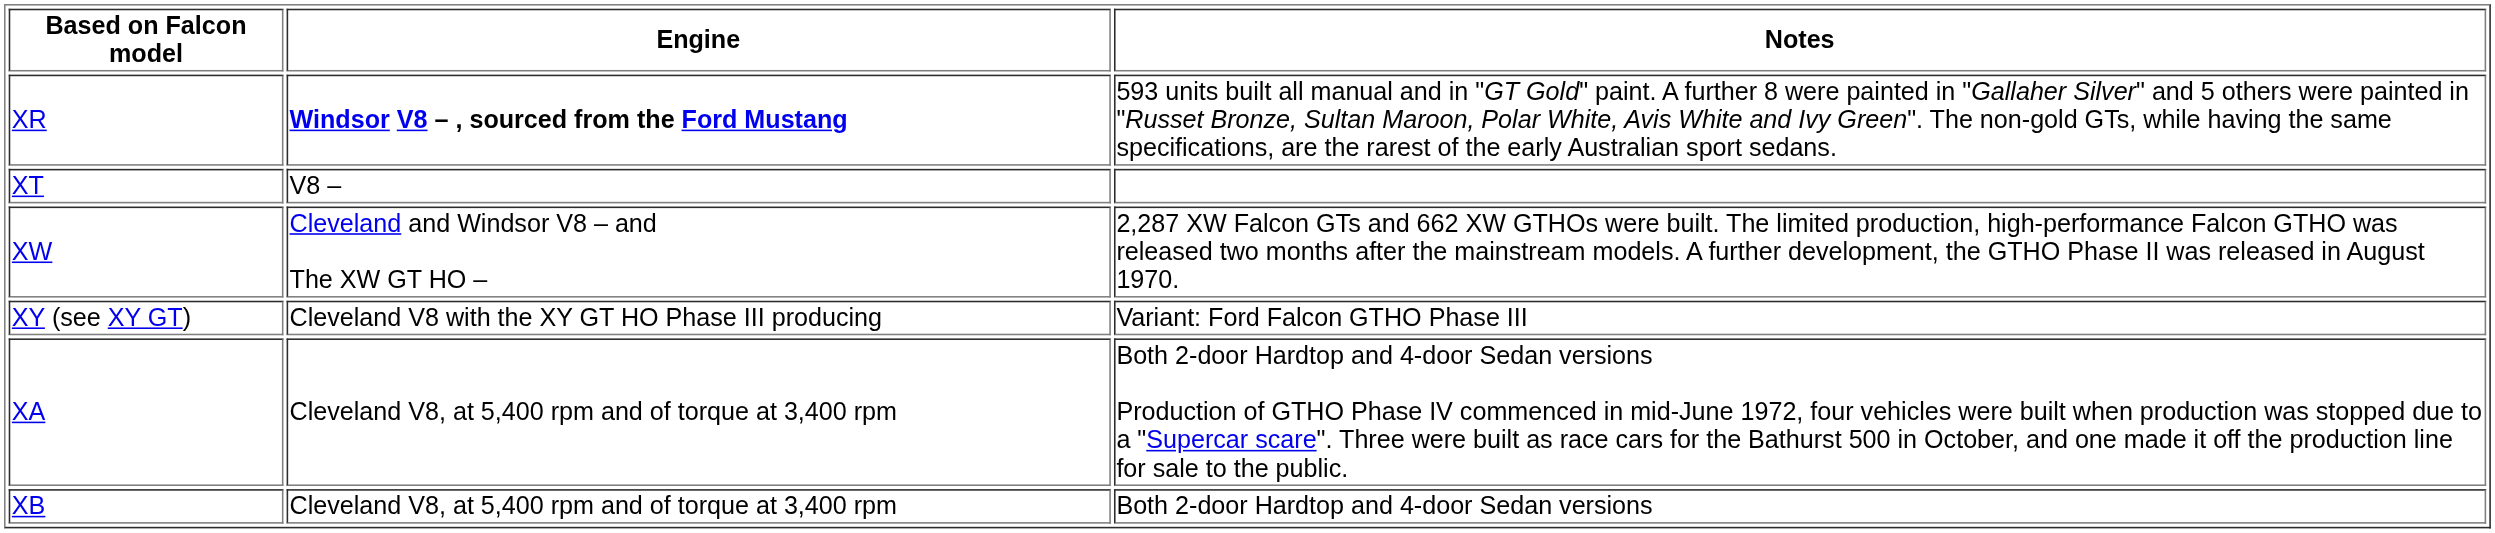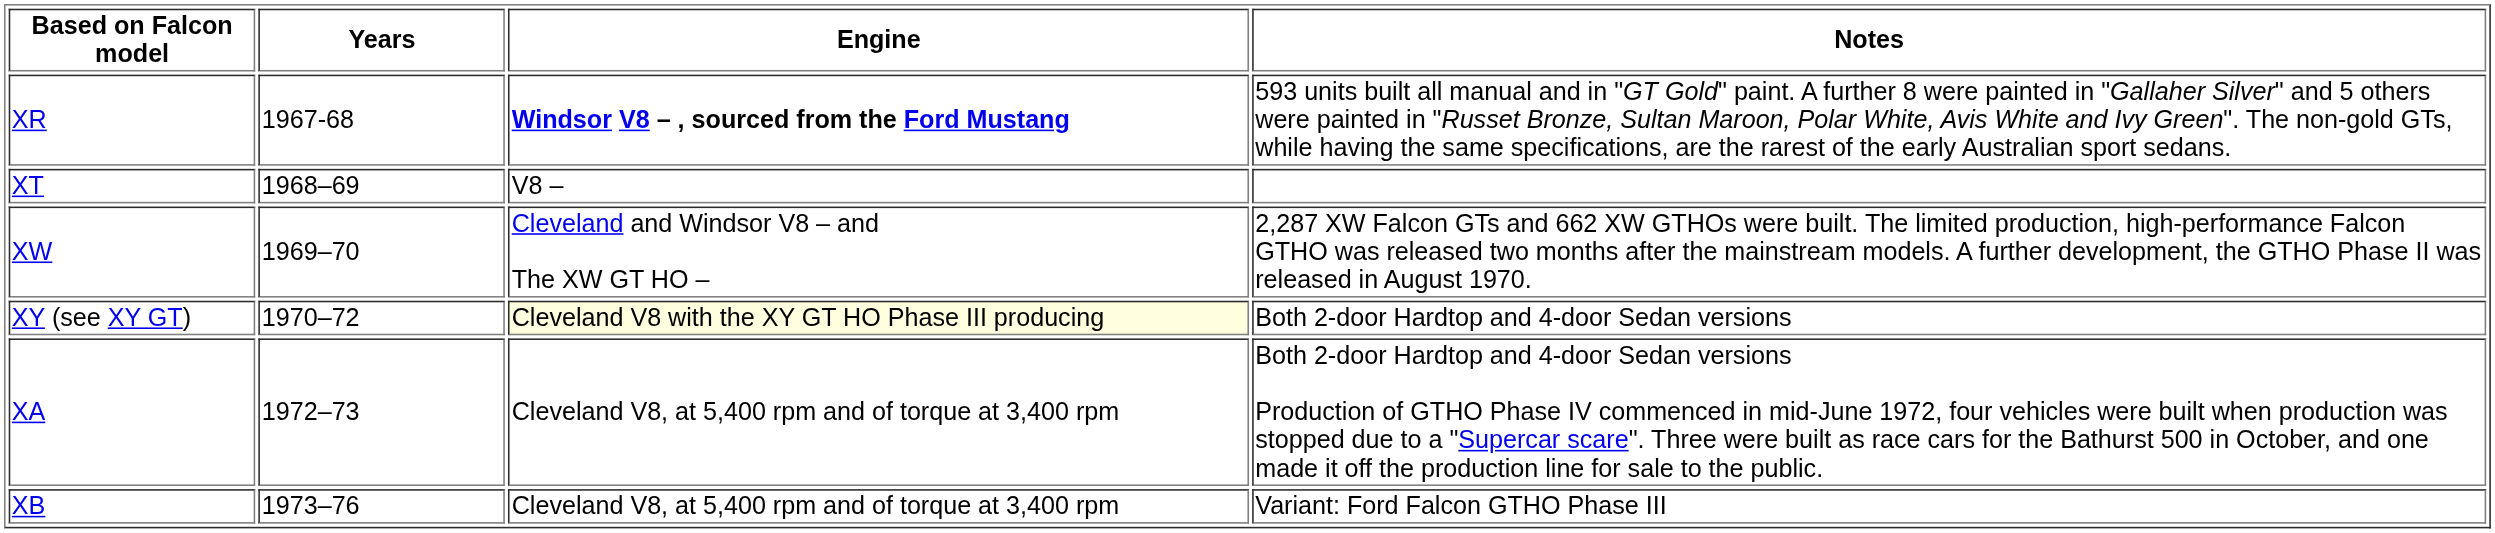+ column: (382, 39)
(586, 317) no background -> (808, 317) lightyellow background
(1322, 317) Variant: Ford Falcon GTHO Phase III -> (1523, 317) Both 2-door Hardtop and 4-door Sedan versions
(1385, 506) Both 2-door Hardtop and 4-door Sedan versions -> (1461, 506) Variant: Ford Falcon GTHO Phase III
